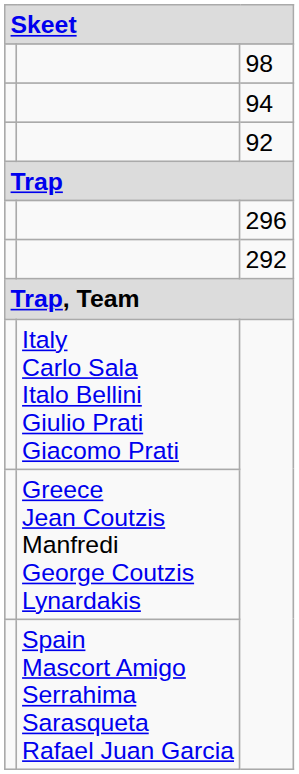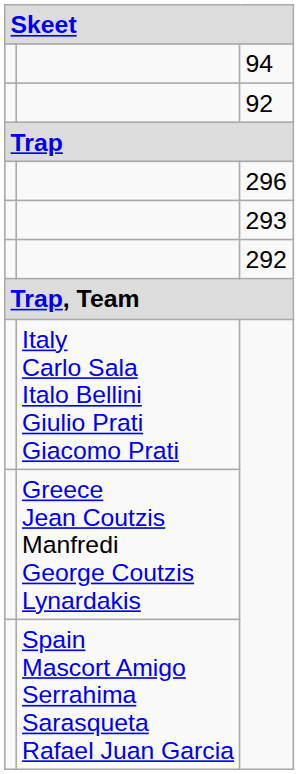- row: (128, 64)
+ row: (128, 221)
